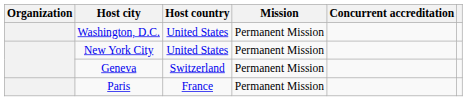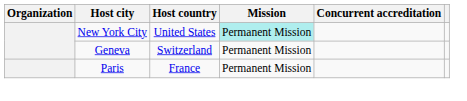- row: (119, 31)
(279, 50) no background -> (267, 31) paleturquoise background
